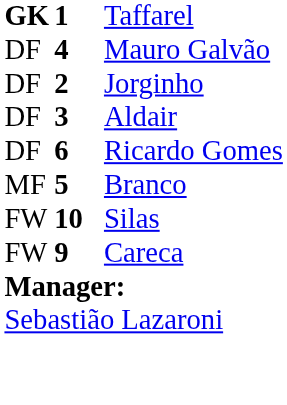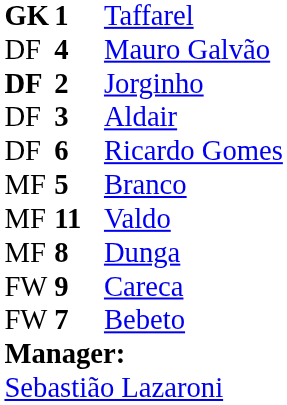(23, 83) normal -> (24, 83) bold
+ row: (137, 218)
+ row: (142, 252)
- row: (132, 218)
+ row: (145, 319)
